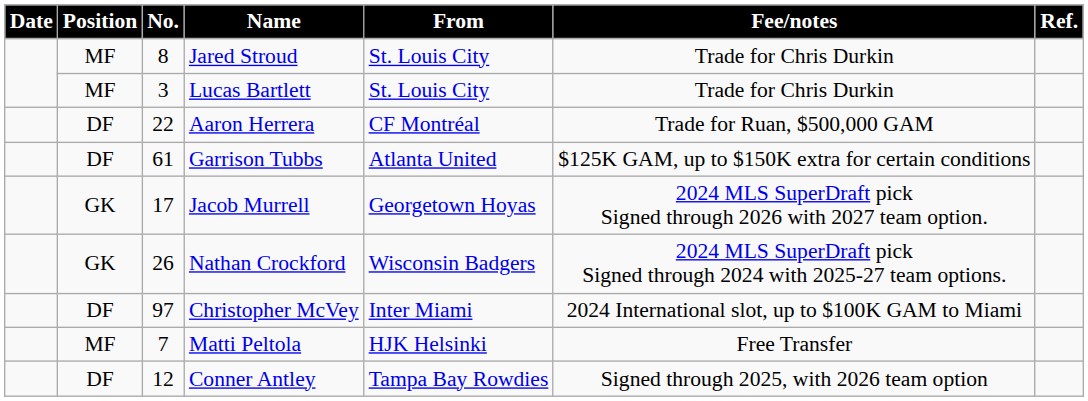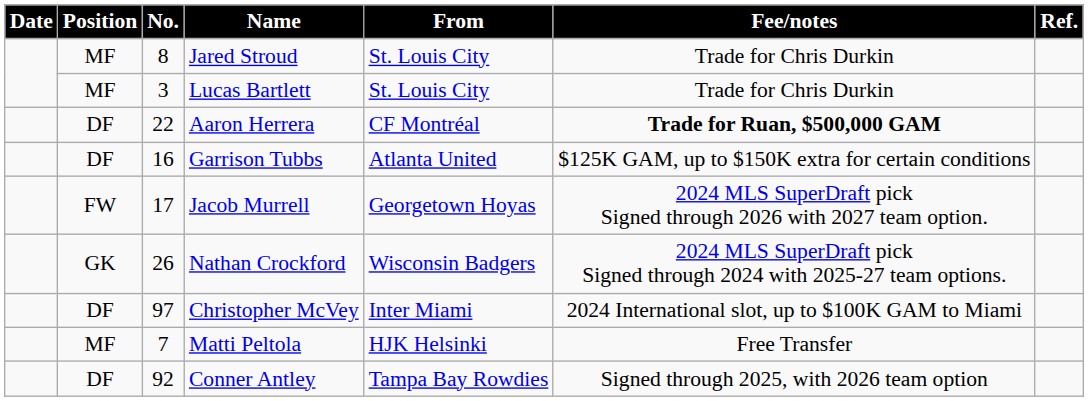(794, 124) normal -> (794, 124) bold
(163, 158) 61 -> (163, 158) 16
(100, 205) GK -> (100, 205) FW
(163, 378) 12 -> (163, 378) 92
